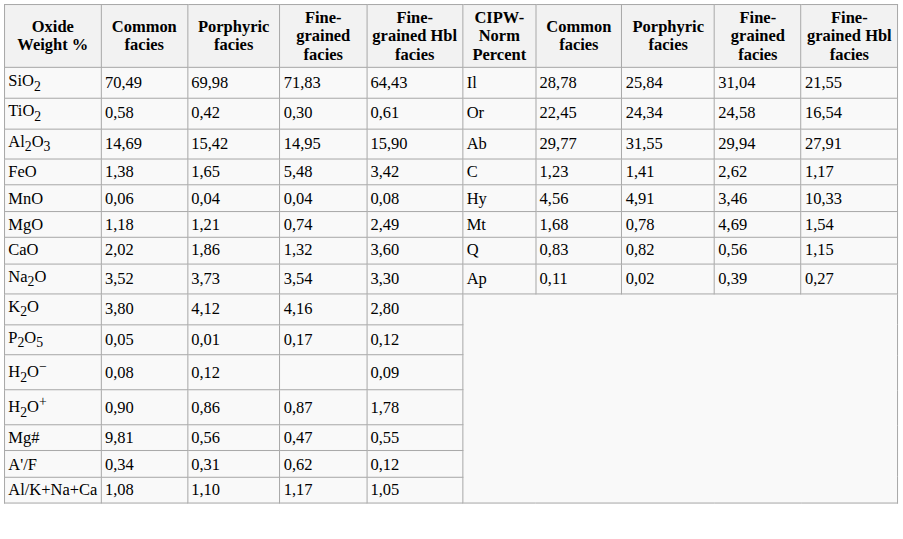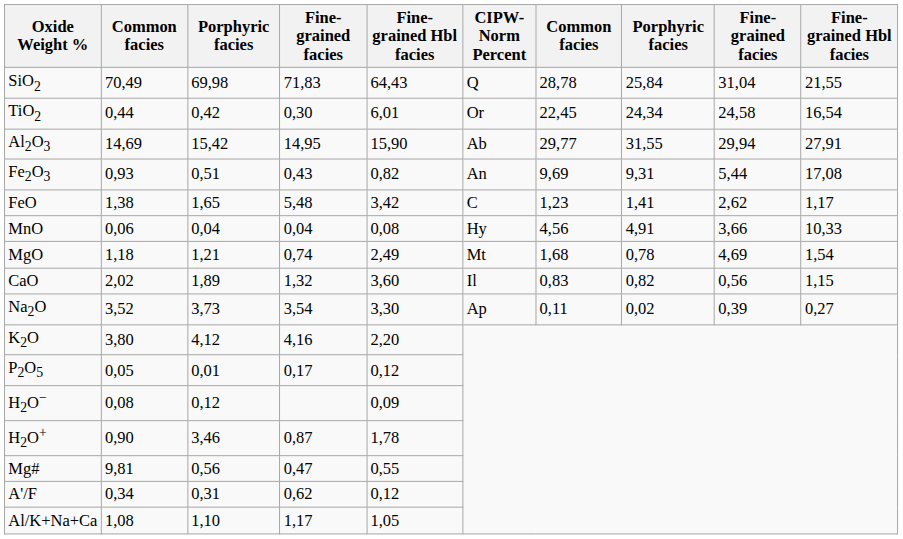(472, 82) Il -> (473, 82) Q
(119, 113) 0,58 -> (119, 113) 0,44
(385, 113) 0,61 -> (385, 113) 6,01
+ row: (29, 174)
(733, 198) 3,46 -> (733, 228) 3,66
(206, 250) 1,86 -> (206, 280) 1,89
(473, 250) Q -> (472, 280) Il
(385, 309) 2,80 -> (385, 339) 2,20
(206, 407) 0,86 -> (206, 437) 3,46
